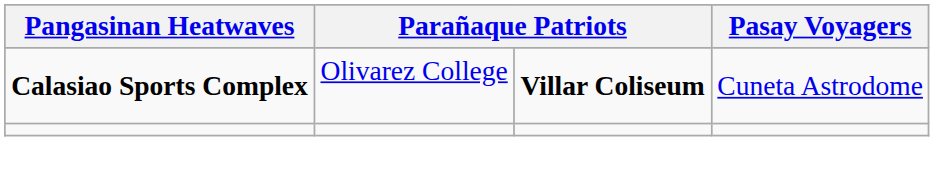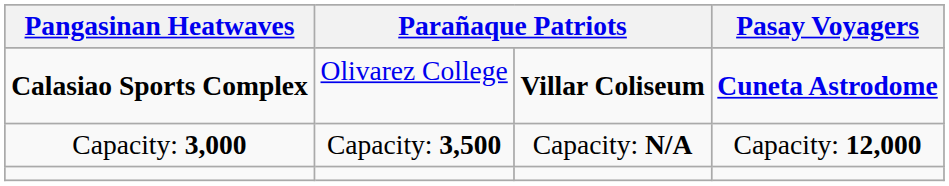(820, 85) normal -> (828, 85) bold
+ row: (159, 144)
